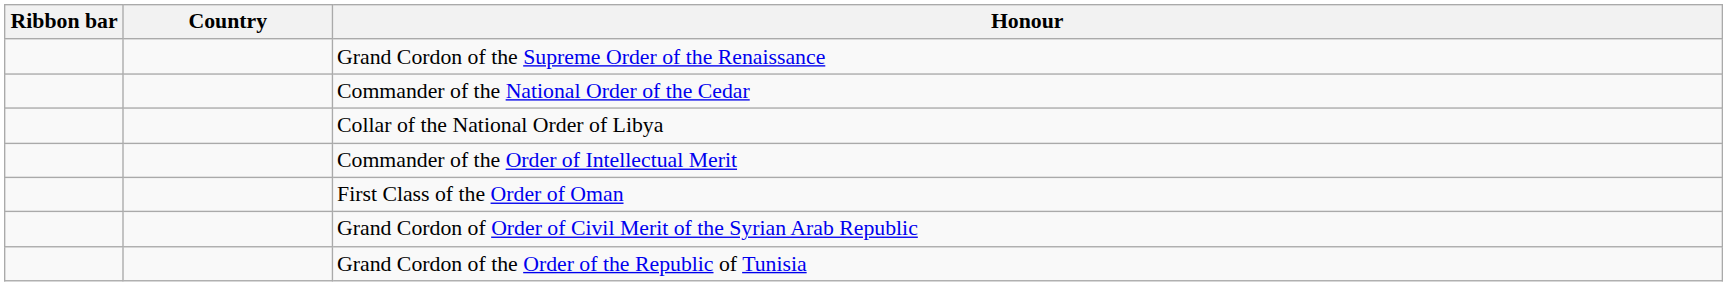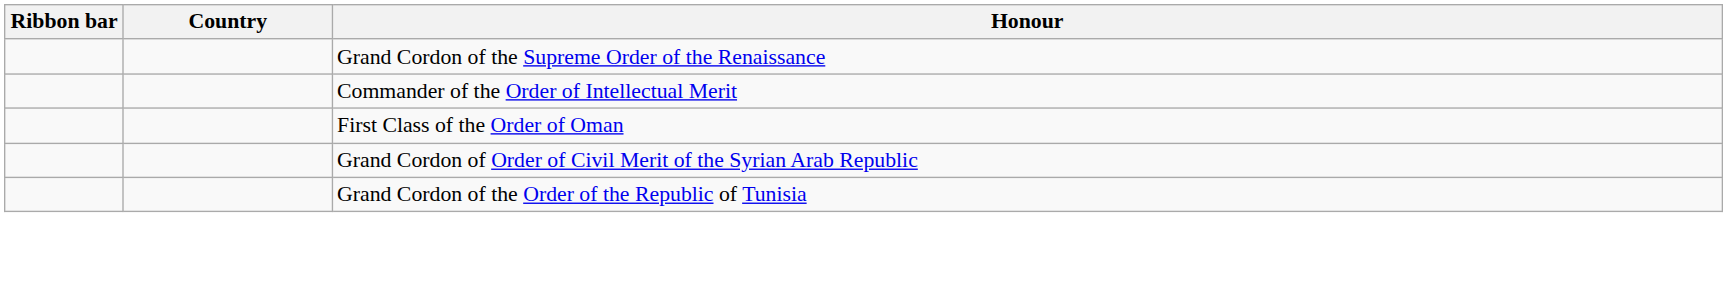- row: (543, 90)
- row: (500, 125)
